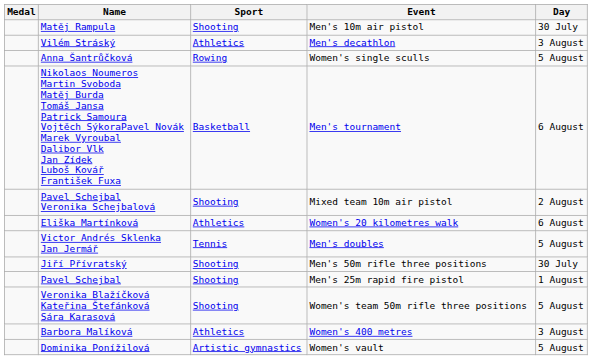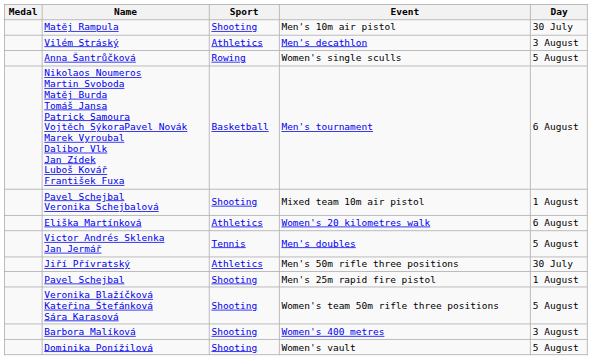(561, 202) 2 August -> (556, 202) 1 August
(216, 265) Shooting -> (237, 265) Athletics
(219, 332) Athletics -> (234, 332) Shooting
(247, 348) Artistic gymnastics -> (234, 348) Shooting
